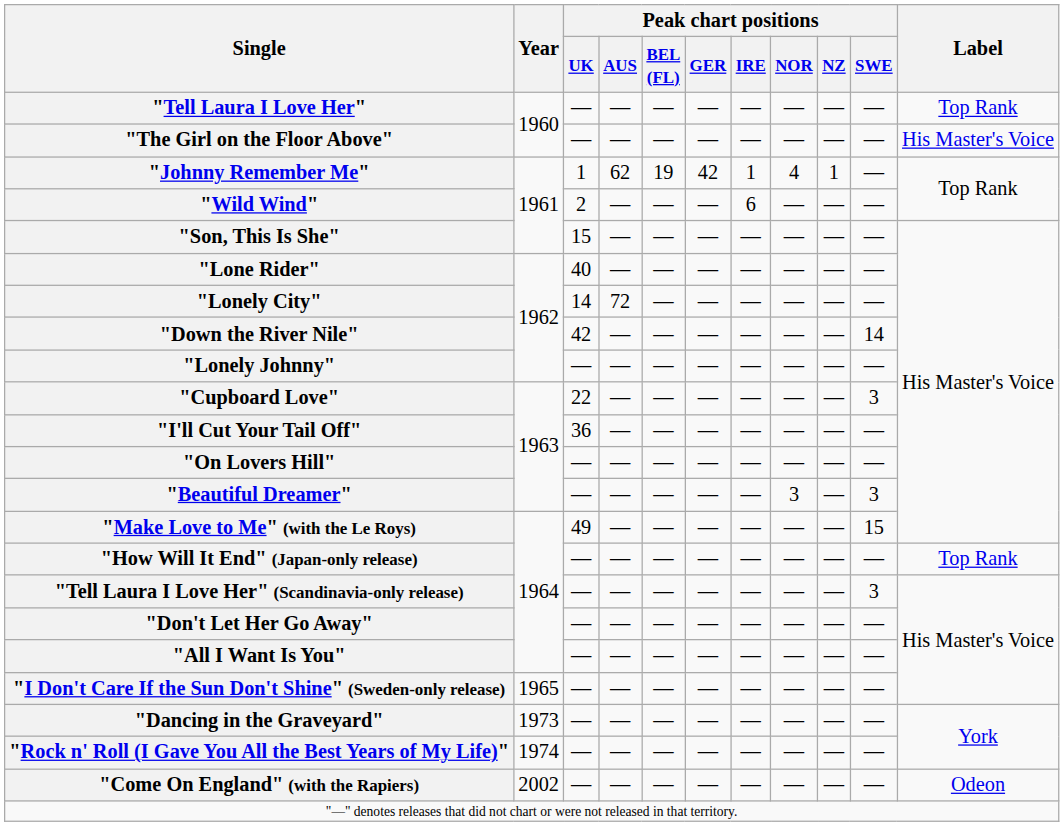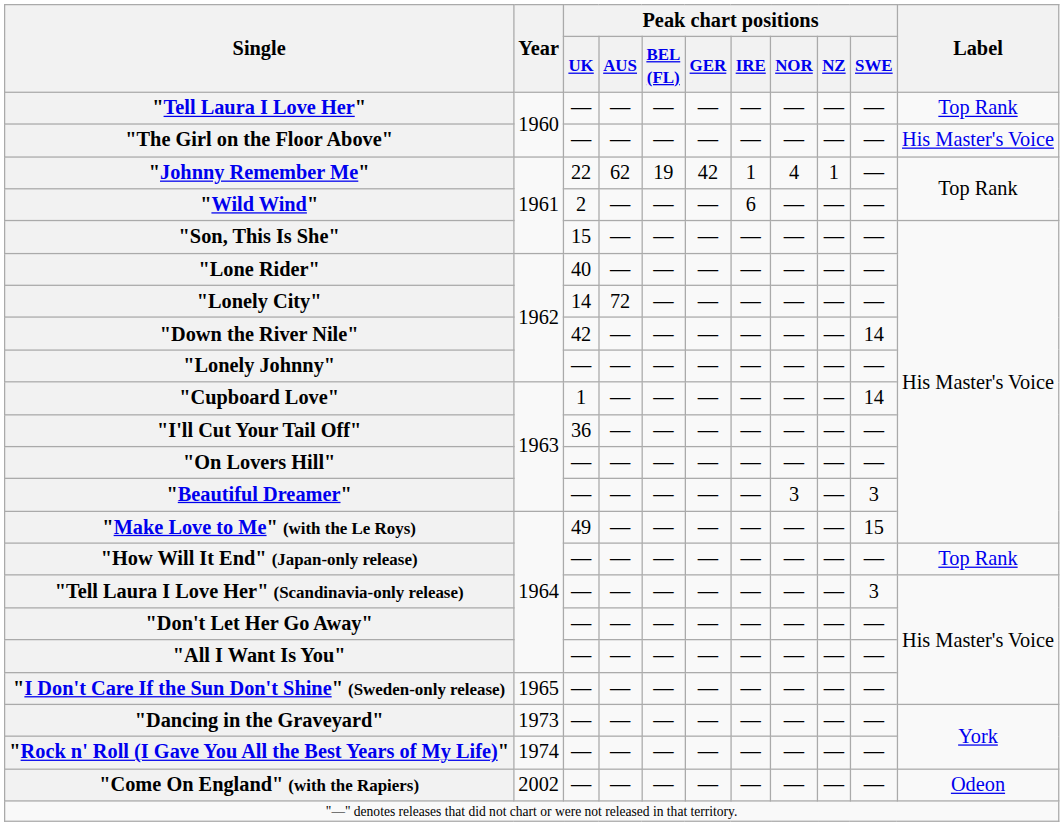(581, 172) 1 -> (581, 172) 22
(581, 397) 22 -> (581, 397) 1
(874, 397) 3 -> (874, 397) 14
